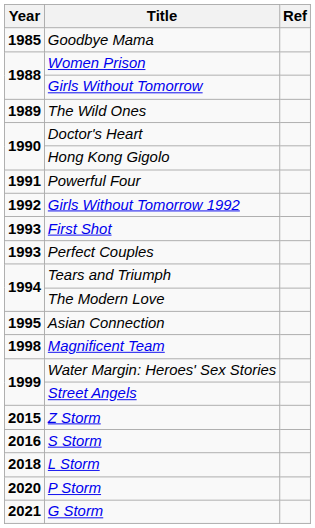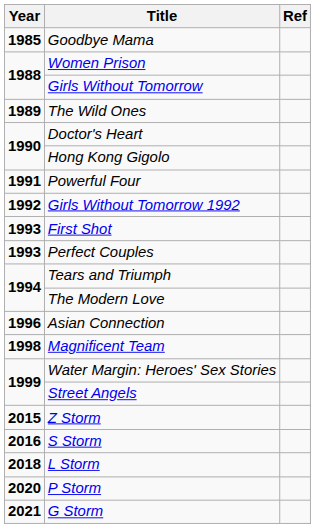(24, 323) 1995 -> (24, 323) 1996
